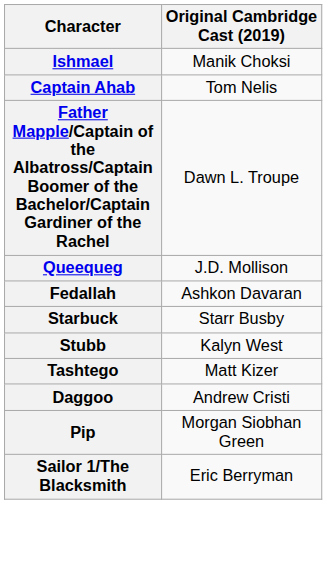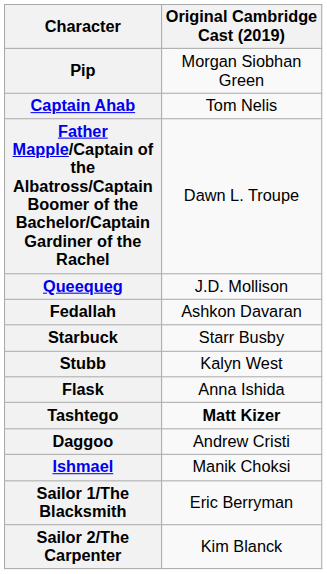rows swapped: (83, 61) <-> (83, 432)
+ row: (83, 389)
(241, 371) normal -> (241, 415) bold
+ row: (83, 546)
